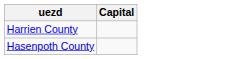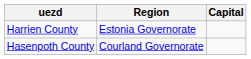+ column: (151, 12)
